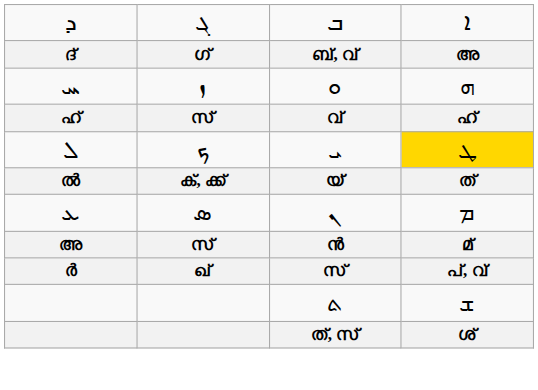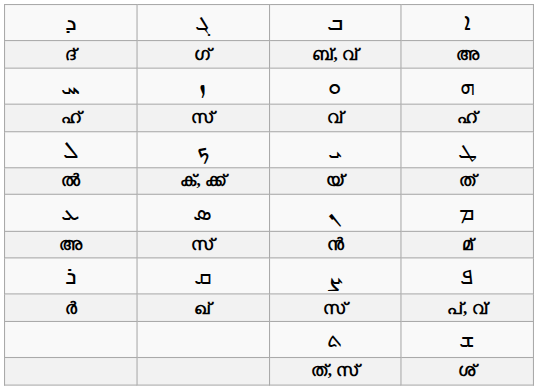(467, 149) gold background -> (467, 149) no background
+ row: (71, 276)
